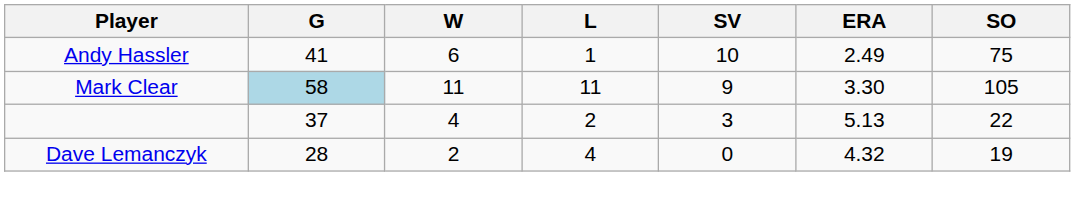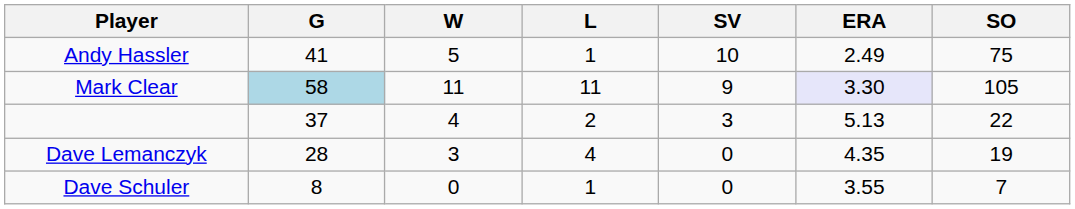(453, 54) 6 -> (453, 54) 5
(864, 87) no background -> (864, 87) lavender background
(453, 154) 2 -> (453, 154) 3
(864, 154) 4.32 -> (864, 154) 4.35
+ row: (126, 187)
